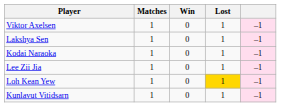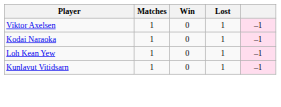- row: (27, 39)
- row: (24, 67)
(223, 81) gold background -> (223, 53) no background
